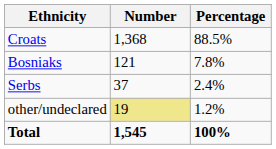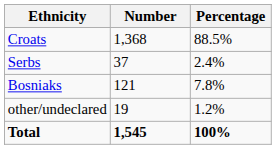rows swapped: (35, 62) <-> (24, 86)
(121, 109) khaki background -> (121, 109) no background
